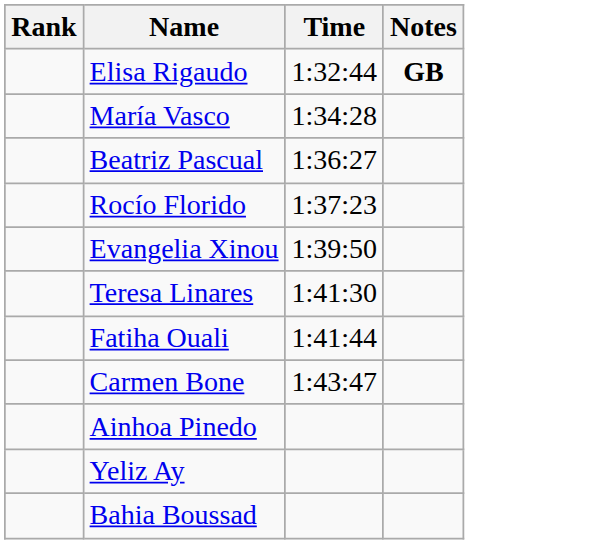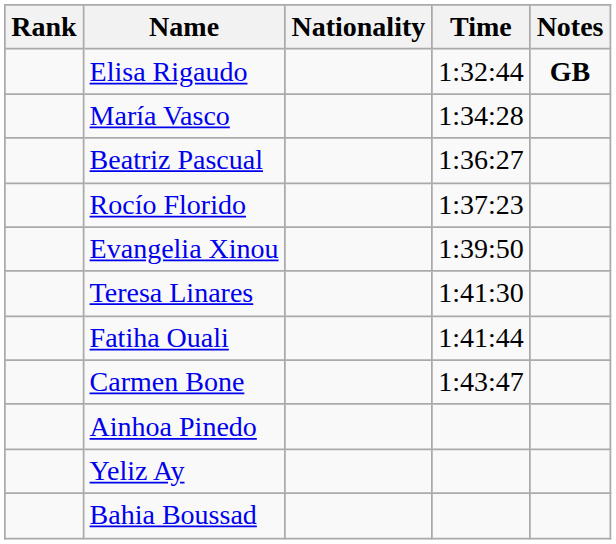+ column: (358, 26)
